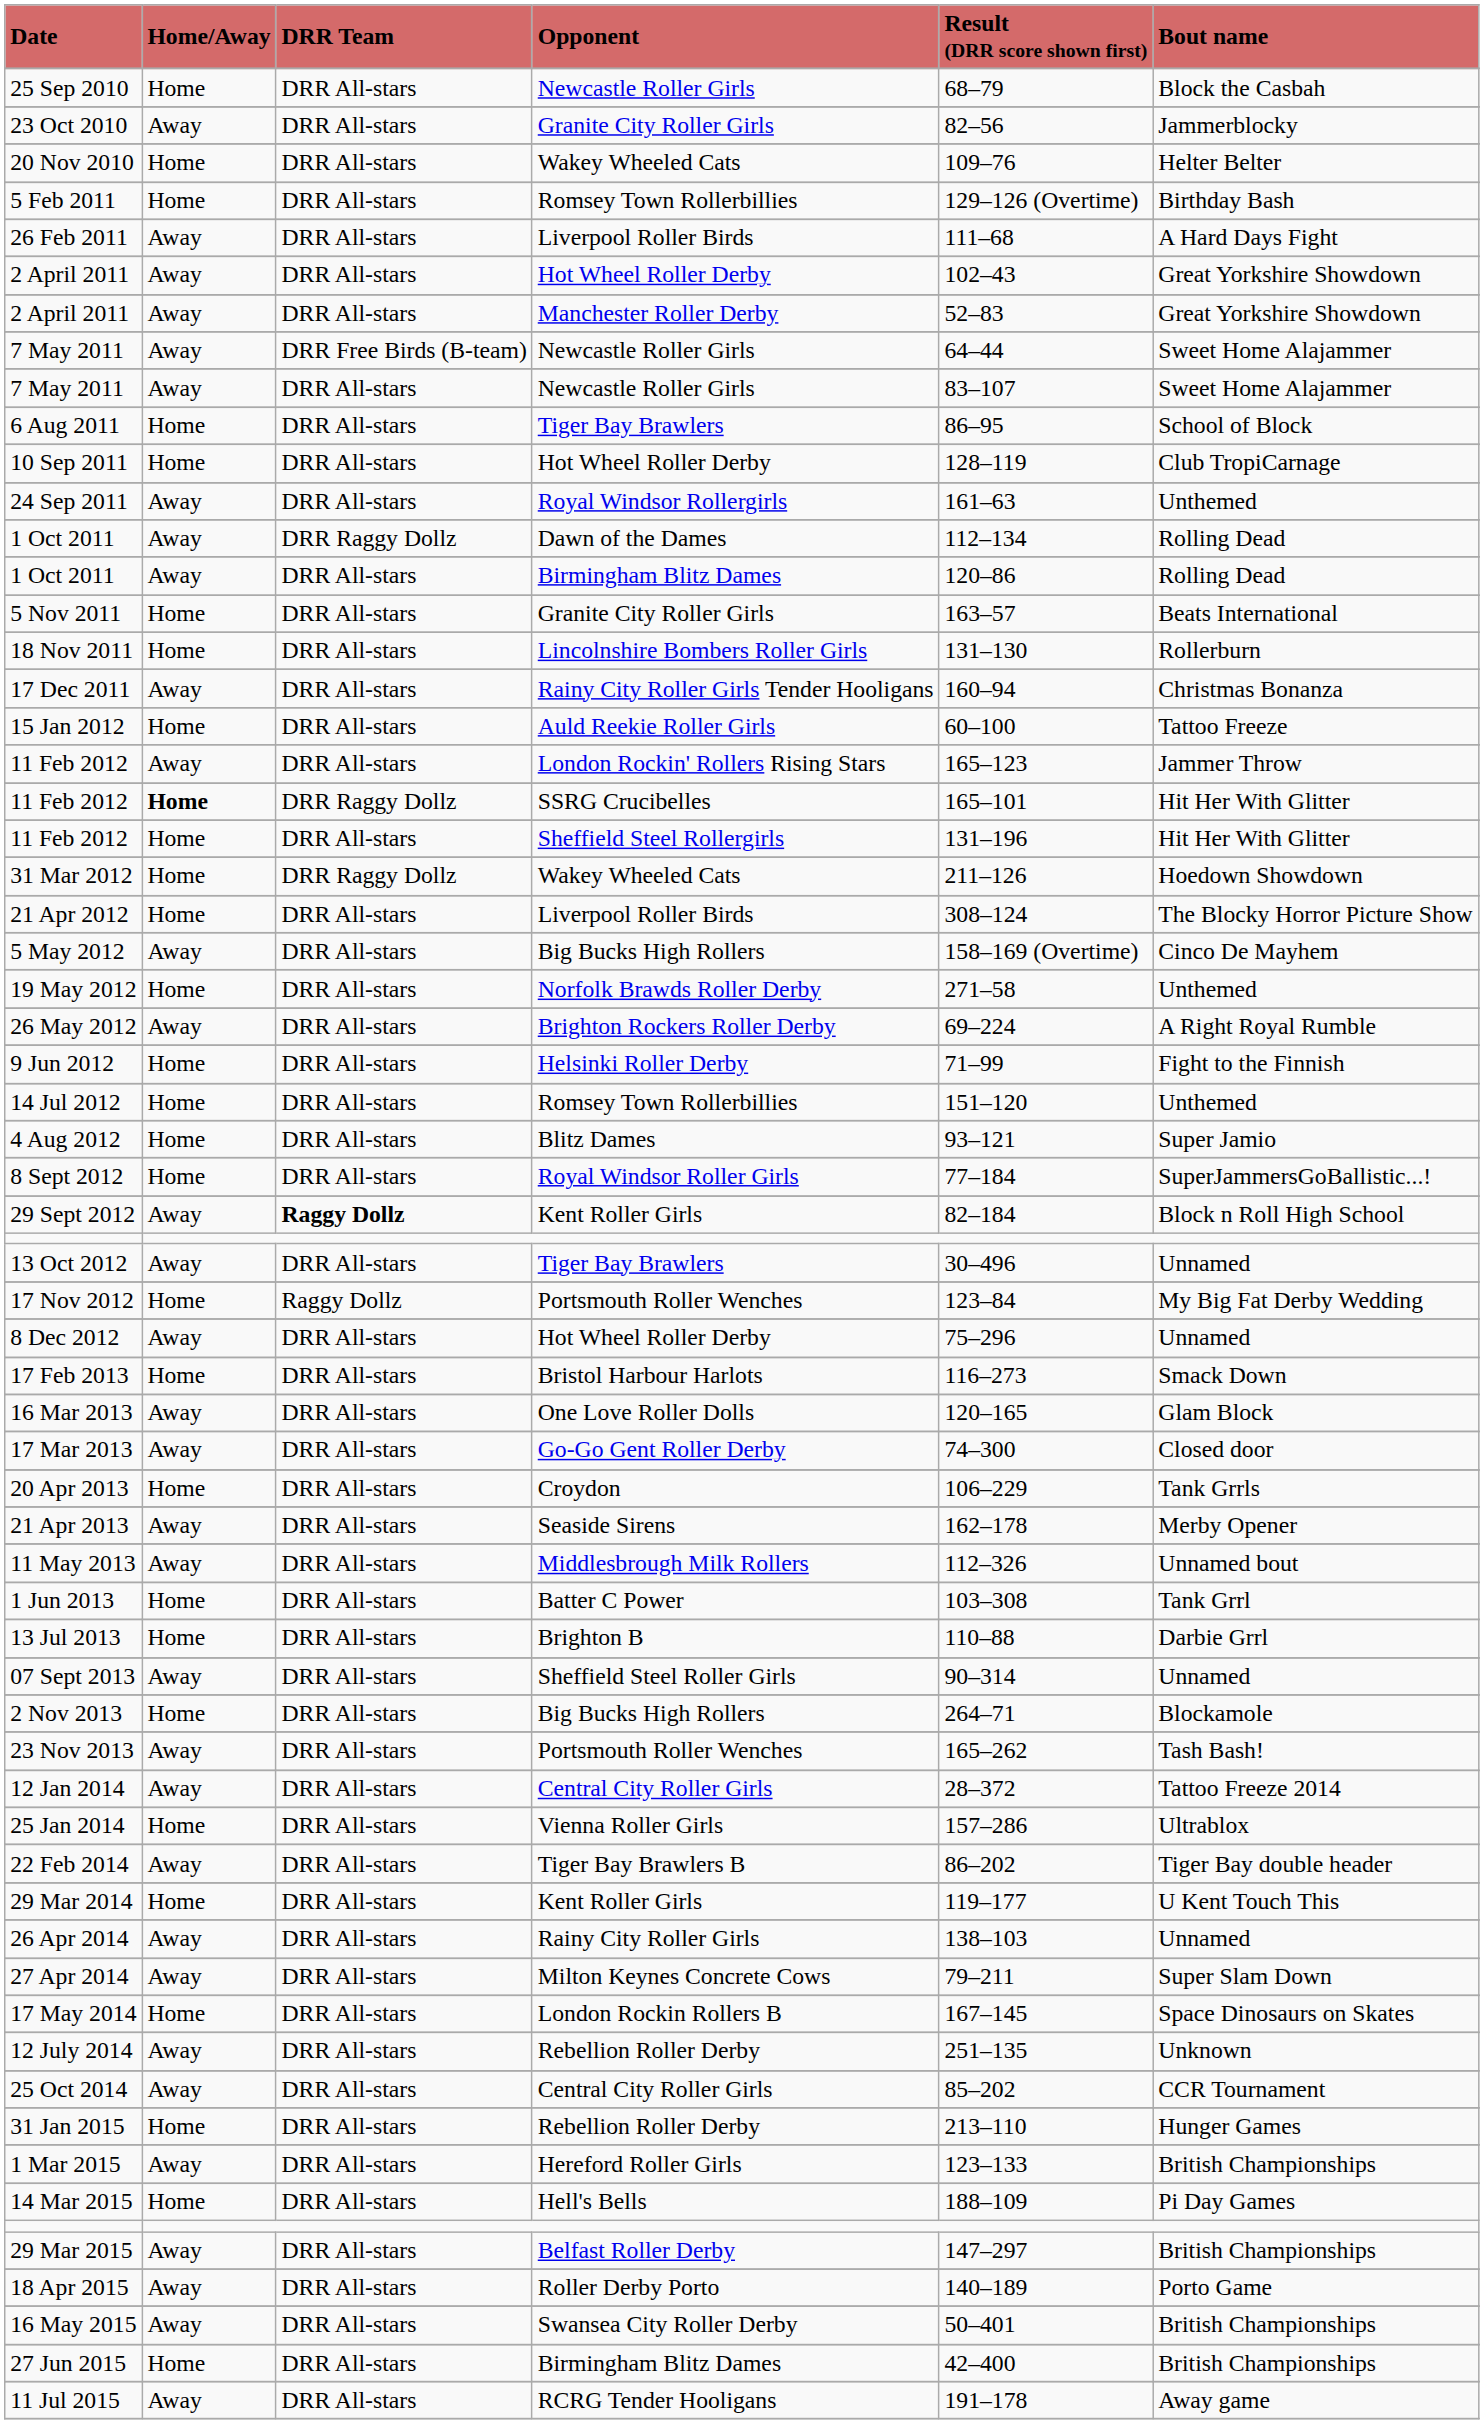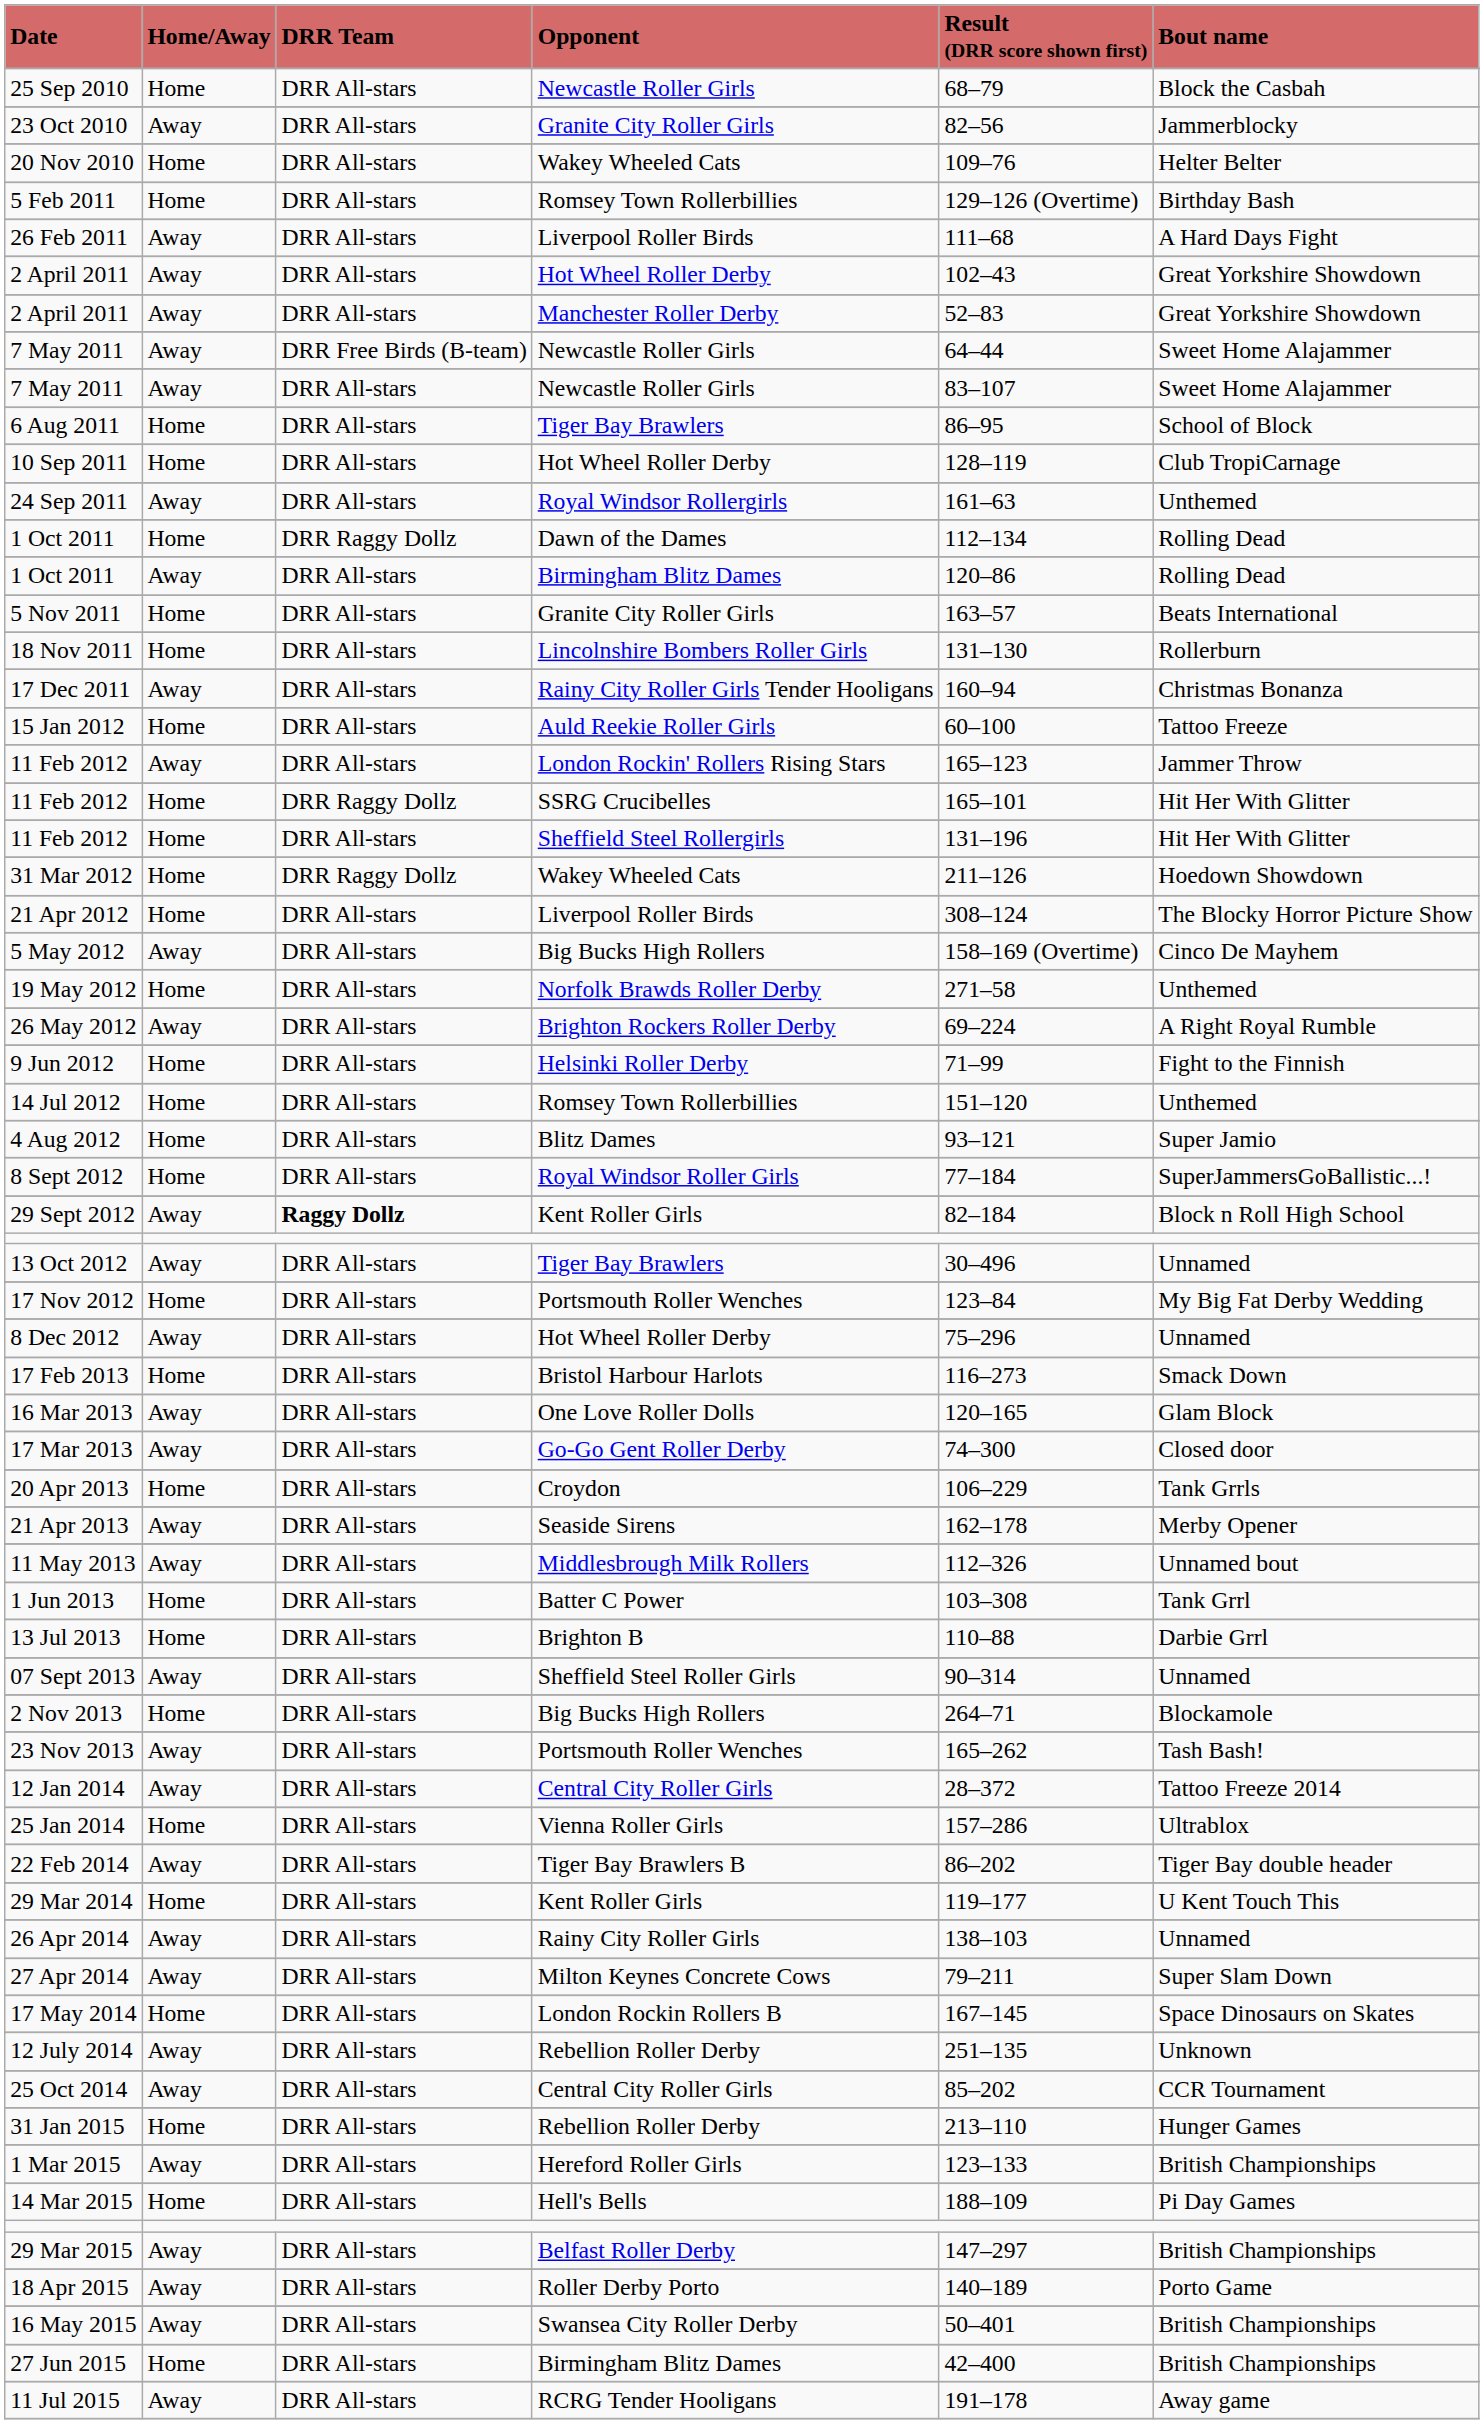(175, 538) Away -> (176, 538) Home
(178, 801) bold -> (176, 801) normal
(342, 1300) Raggy Dollz -> (349, 1300) DRR All-stars
